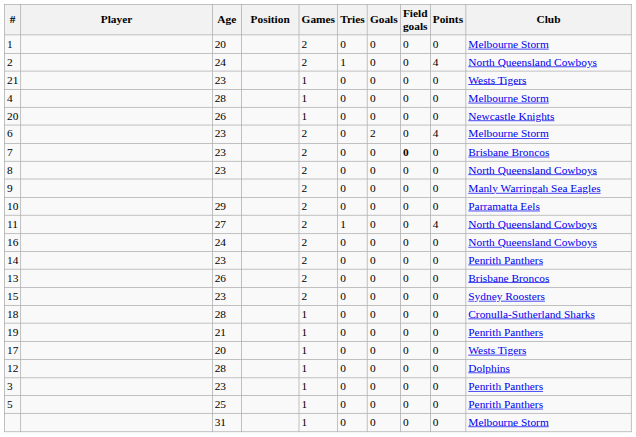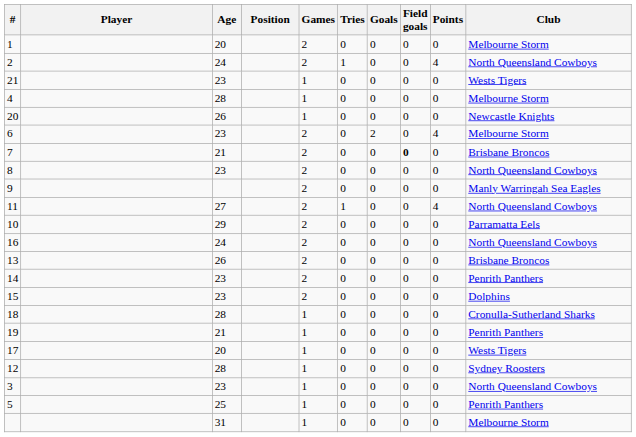(220, 152) 23 -> (220, 152) 21
rows swapped: (13, 206) <-> (12, 224)
rows swapped: (13, 260) <-> (13, 278)
(507, 296) Sydney Roosters -> (489, 296) Dolphins
(489, 368) Dolphins -> (507, 368) Sydney Roosters
(506, 386) Penrith Panthers -> (533, 386) North Queensland Cowboys
